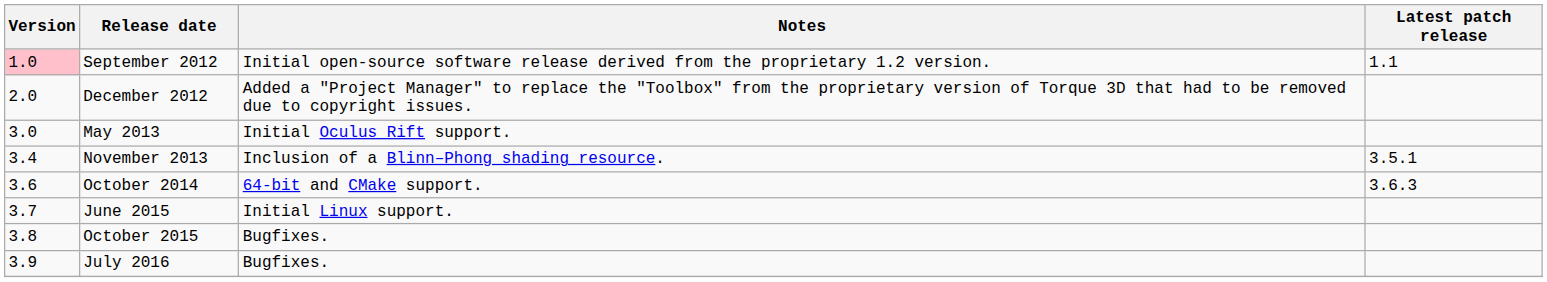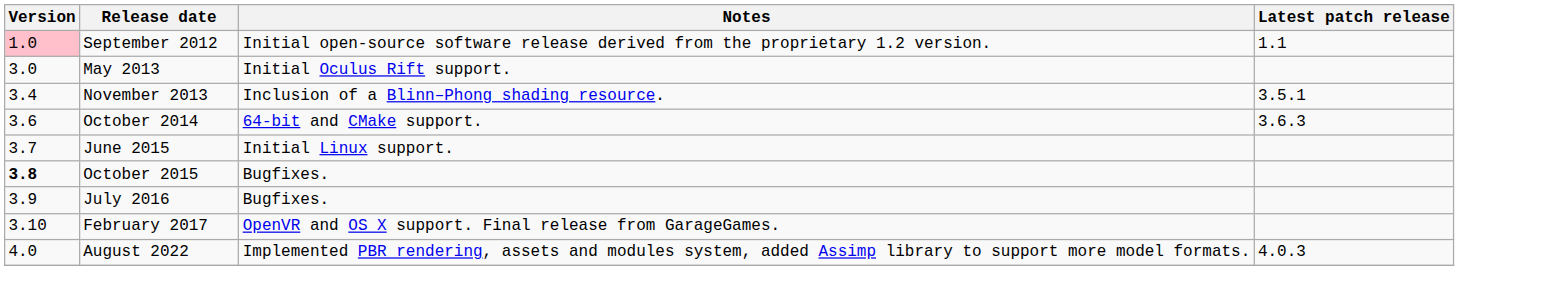- row: (146, 97)
(23, 237) normal -> (23, 174) bold
+ row: (146, 226)
+ row: (136, 252)
